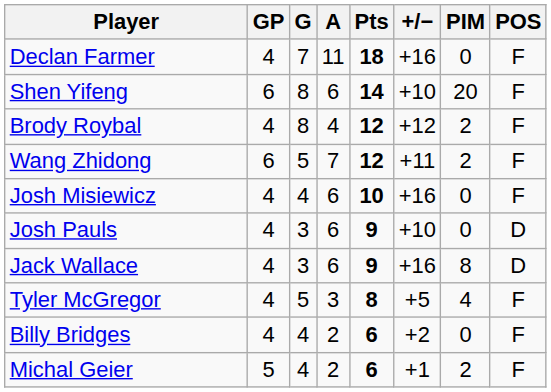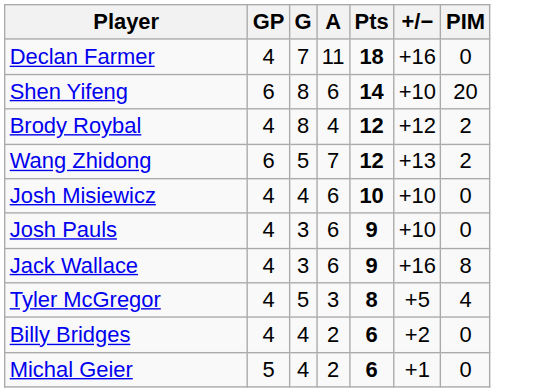- column: (518, 21)
(417, 160) +11 -> (417, 160) +13
(417, 195) +16 -> (417, 195) +10
(466, 369) 2 -> (466, 369) 0
